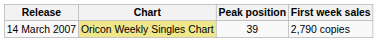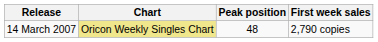(252, 29) 39 -> (252, 29) 48
